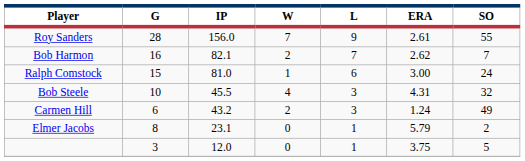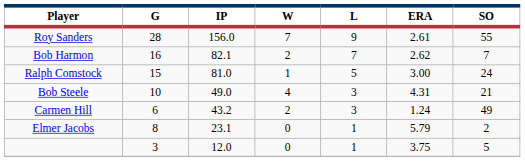(354, 74) 6 -> (354, 74) 5
(221, 92) 45.5 -> (221, 92) 49.0
(486, 92) 32 -> (486, 92) 21
